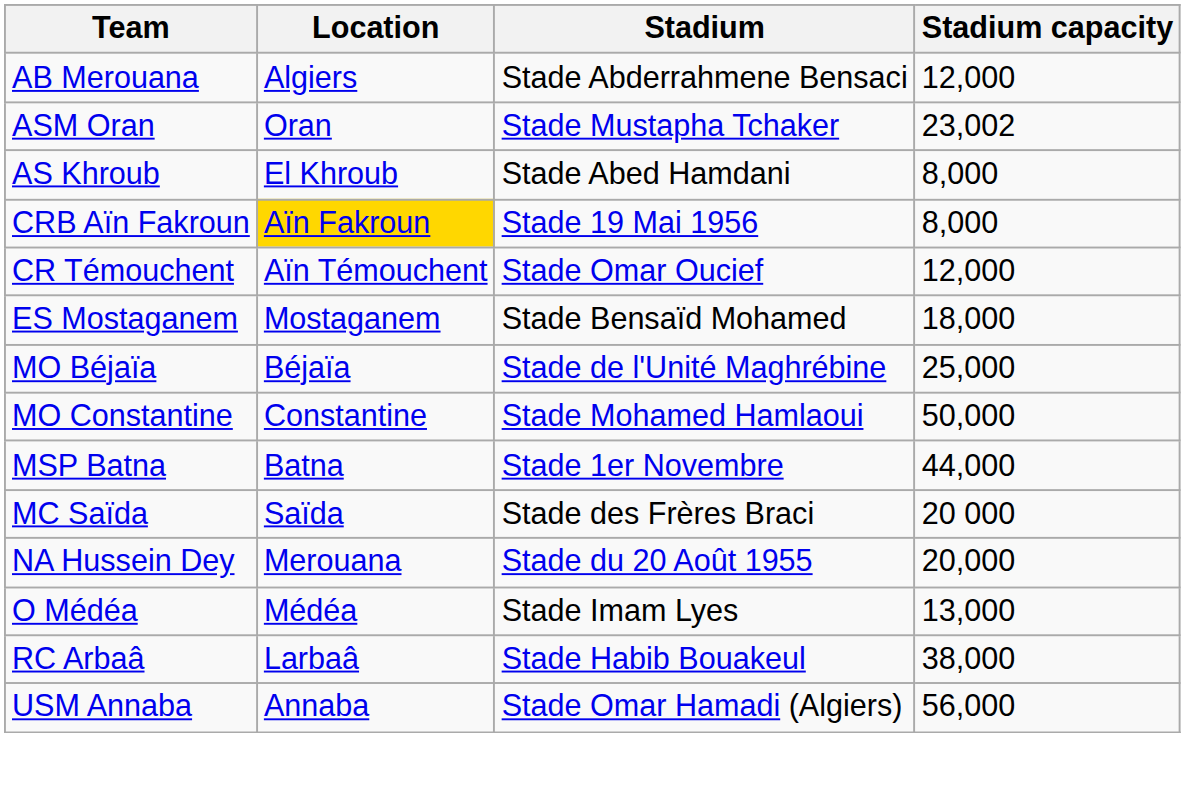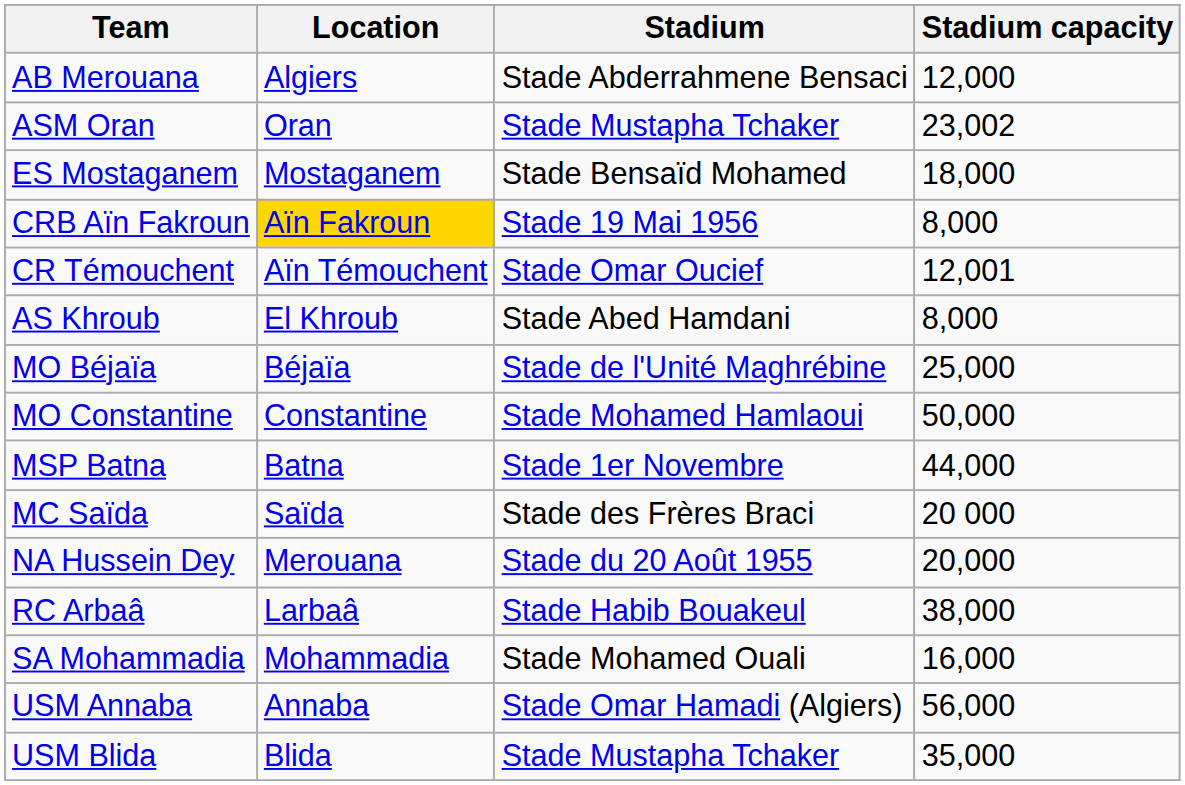rows swapped: (86, 174) <-> (125, 319)
(969, 271) 12,000 -> (969, 271) 12,001
- row: (75, 610)
+ row: (128, 658)
+ row: (84, 755)
